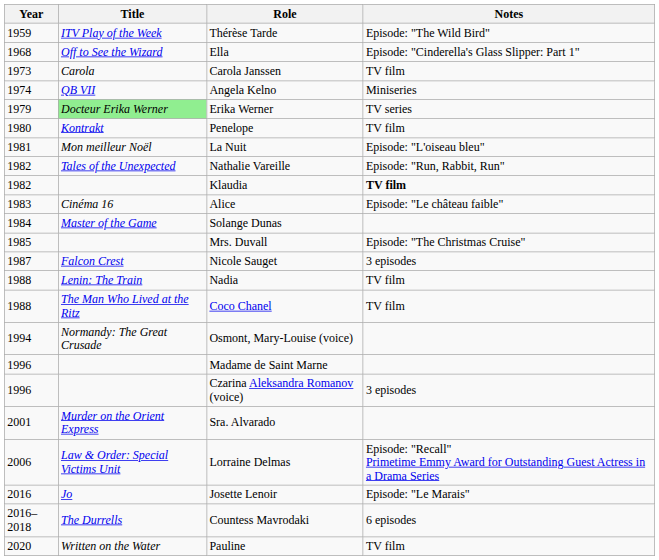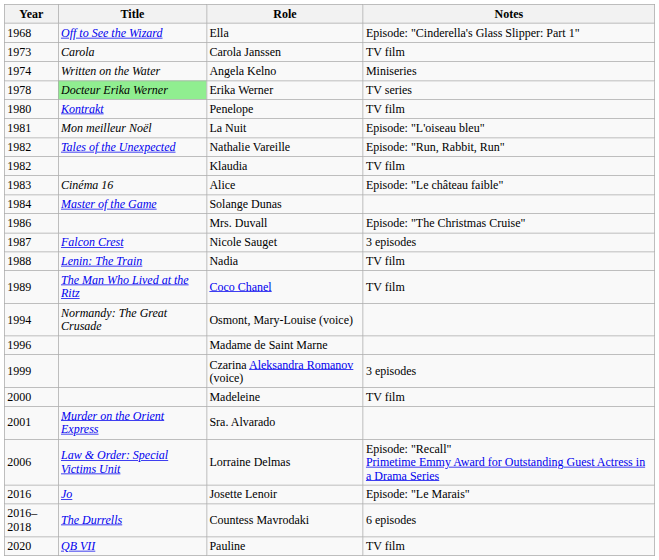- row: (243, 33)
(78, 90) QB VII -> (111, 71) Written on the Water
(19, 109) 1979 -> (19, 90) 1978
(386, 185) bold -> (385, 166) normal
(19, 242) 1985 -> (19, 223) 1986
(19, 306) 1988 -> (19, 287) 1989
(19, 390) 1996 -> (19, 371) 1999
+ row: (235, 397)
(111, 546) Written on the Water -> (78, 546) QB VII
